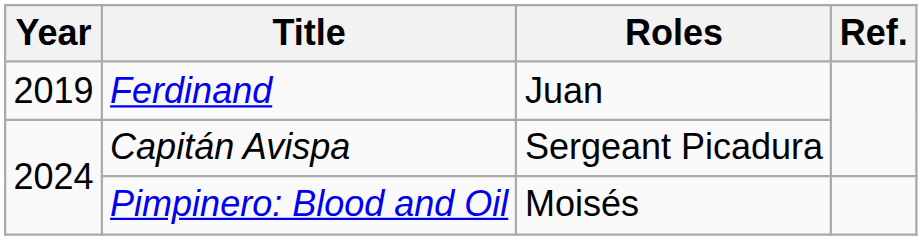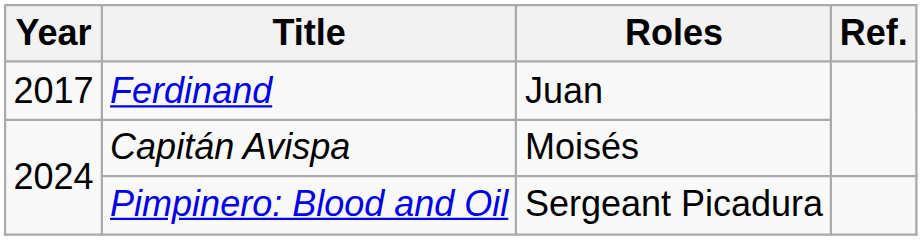(53, 90) 2019 -> (53, 90) 2017
(674, 147) Sergeant Picadura -> (582, 147) Moisés
(582, 204) Moisés -> (674, 204) Sergeant Picadura
